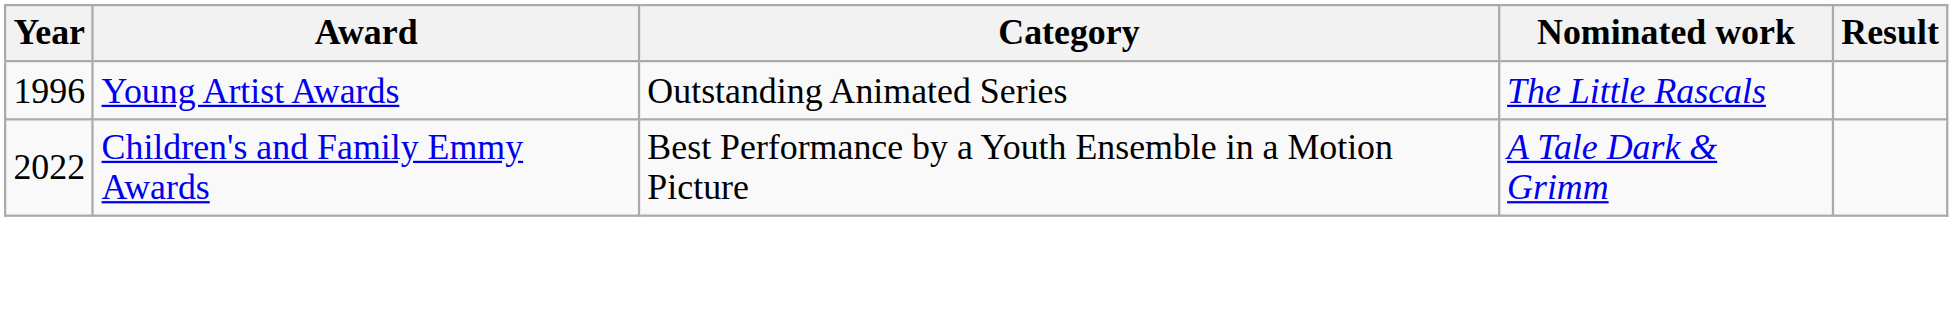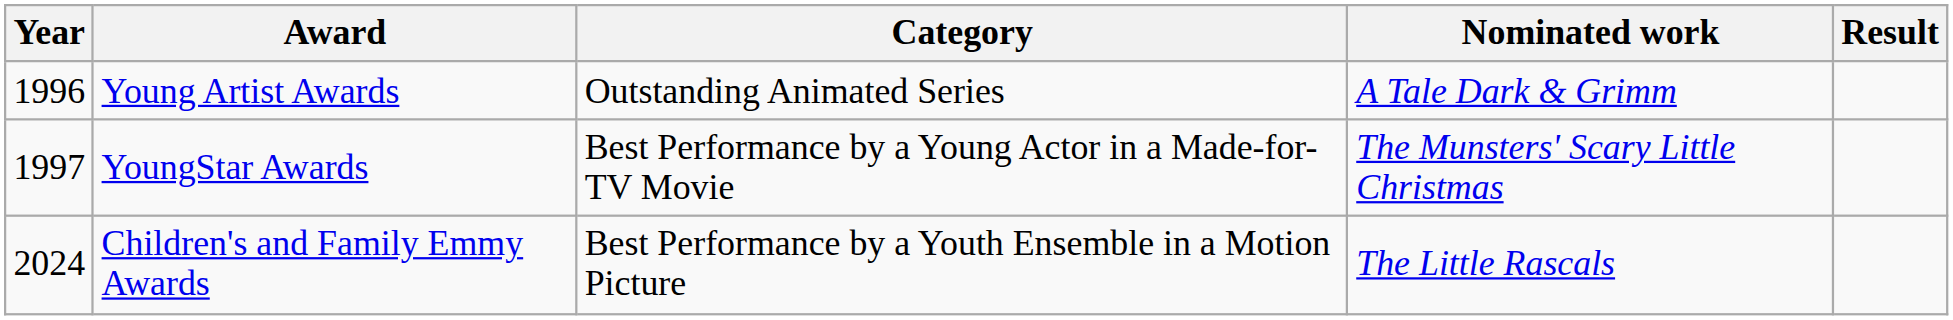(1637, 89) The Little Rascals -> (1517, 89) A Tale Dark & Grimm
+ row: (235, 166)
(49, 166) 2022 -> (49, 263) 2024
(1612, 166) A Tale Dark & Grimm -> (1486, 263) The Little Rascals
